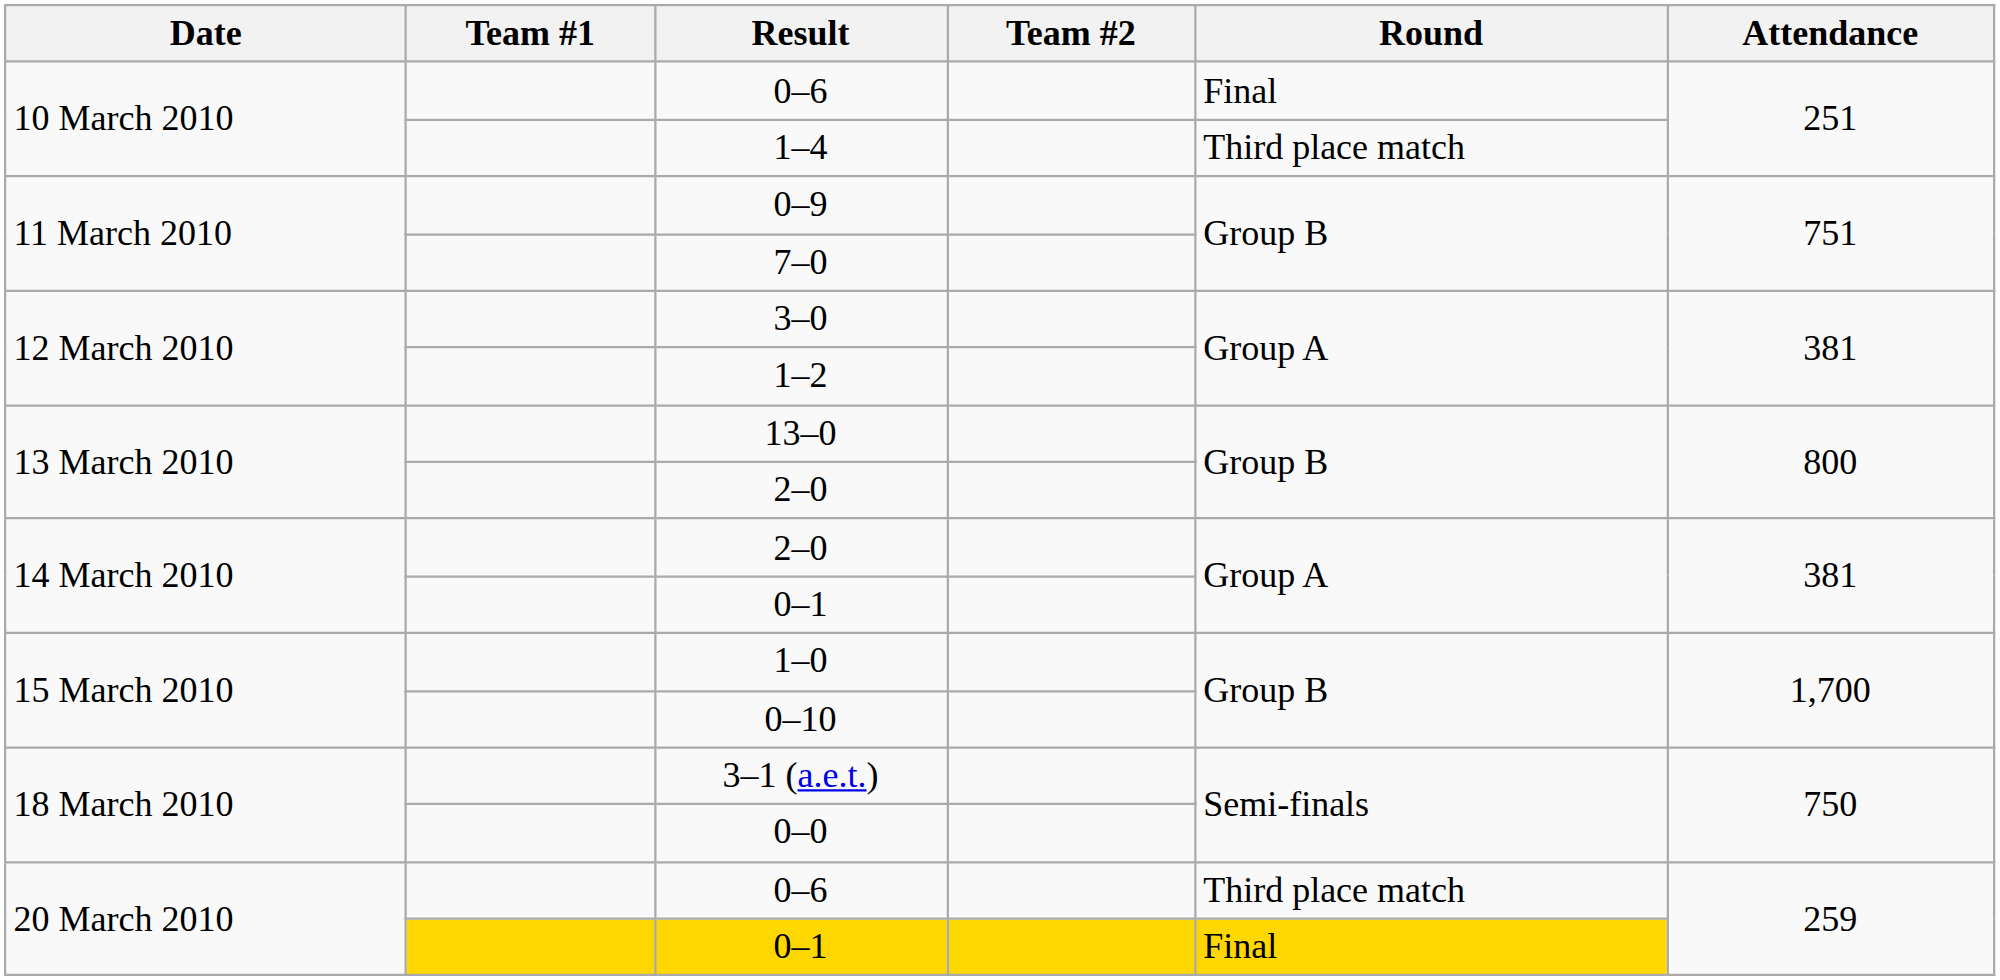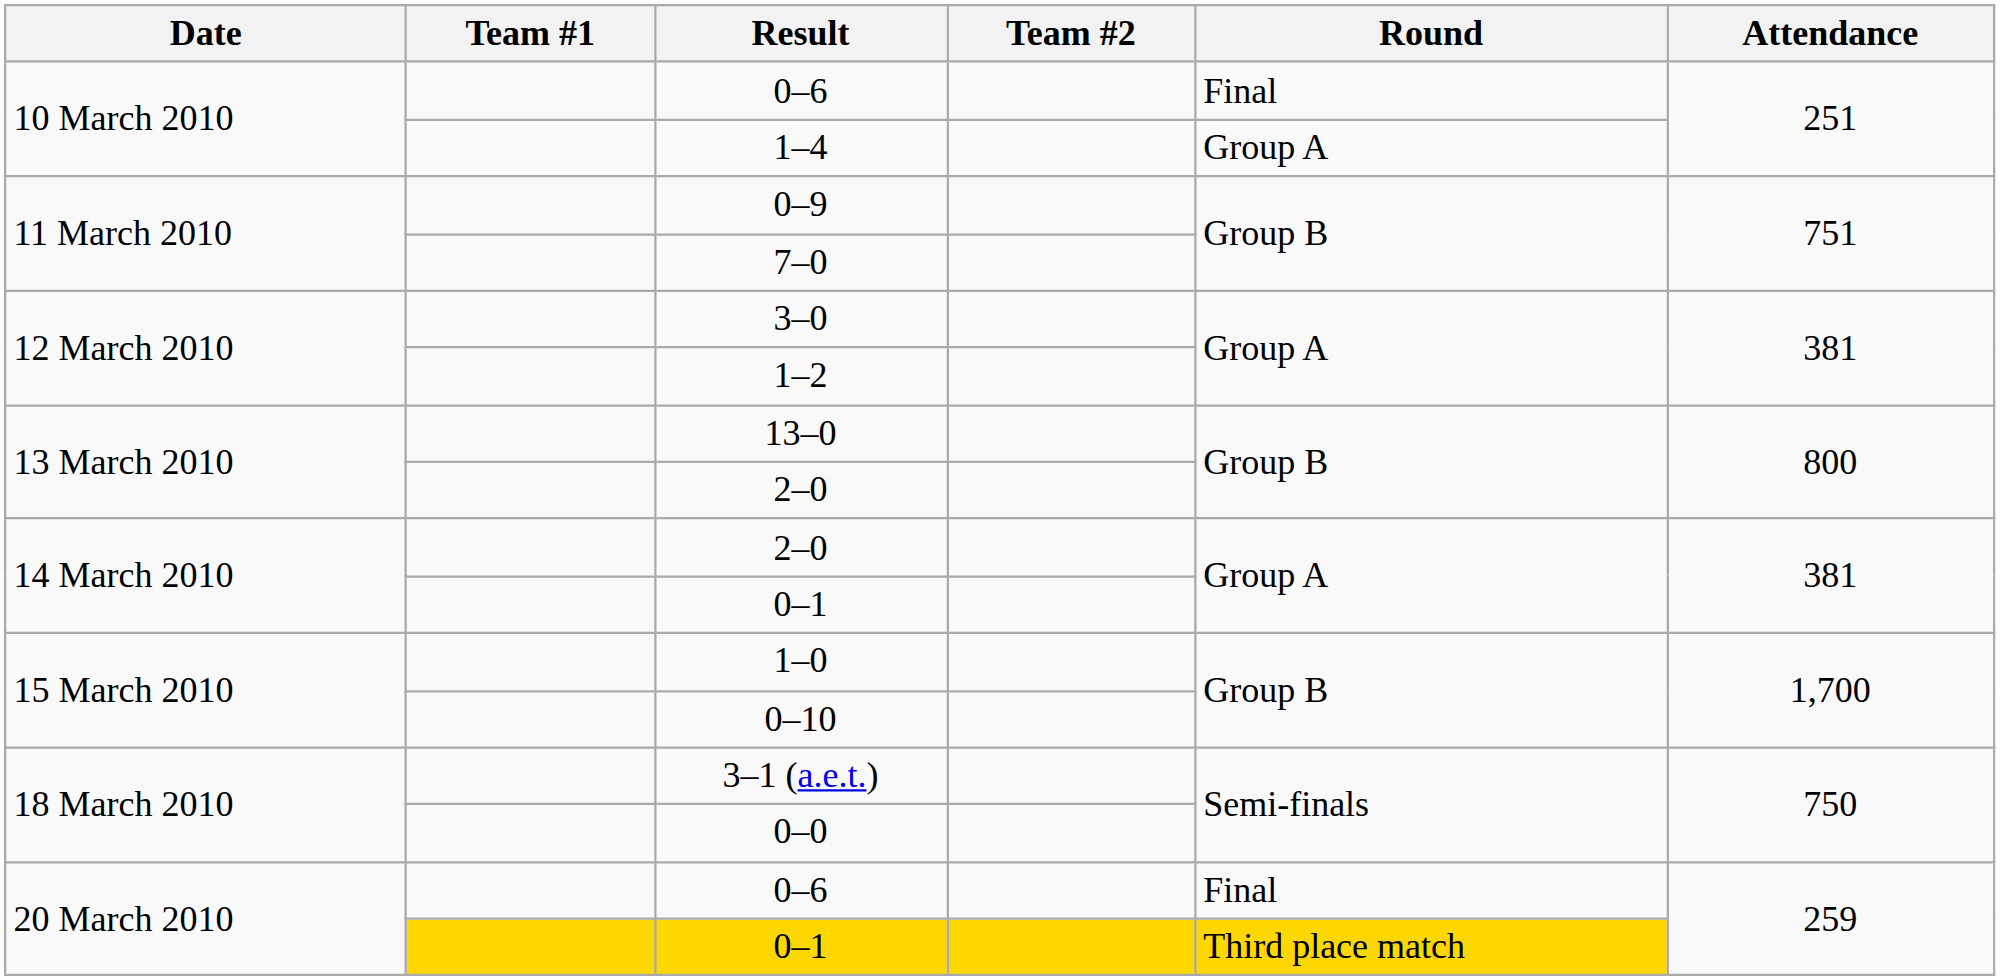(1334, 147) Third place match -> (1266, 147) Group A
(1334, 889) Third place match -> (1240, 889) Final
(1240, 946) Final -> (1334, 946) Third place match
